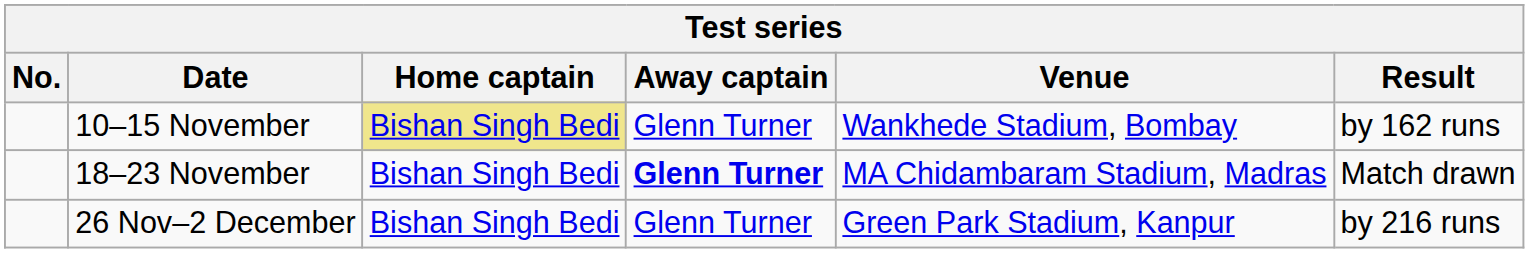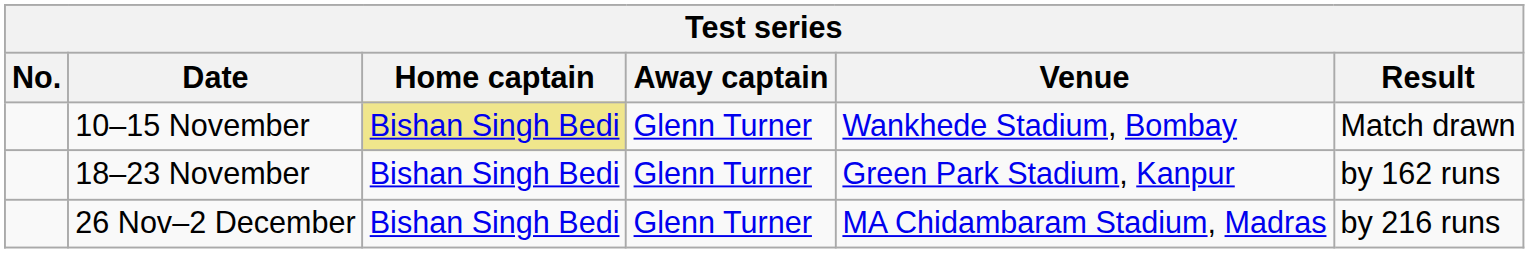(1420, 125) by 162 runs -> (1428, 125) Match drawn
(728, 174) bold -> (723, 174) normal
(1084, 174) MA Chidambaram Stadium, Madras -> (1039, 174) Green Park Stadium, Kanpur
(1428, 174) Match drawn -> (1420, 174) by 162 runs
(1039, 222) Green Park Stadium, Kanpur -> (1084, 222) MA Chidambaram Stadium, Madras
